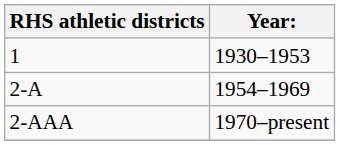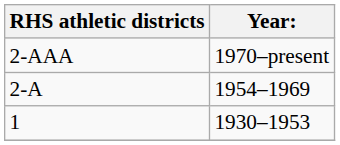rows swapped: (15, 55) <-> (41, 122)
